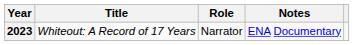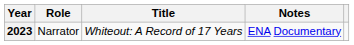columns swapped: (117, 13) <-> (222, 13)
